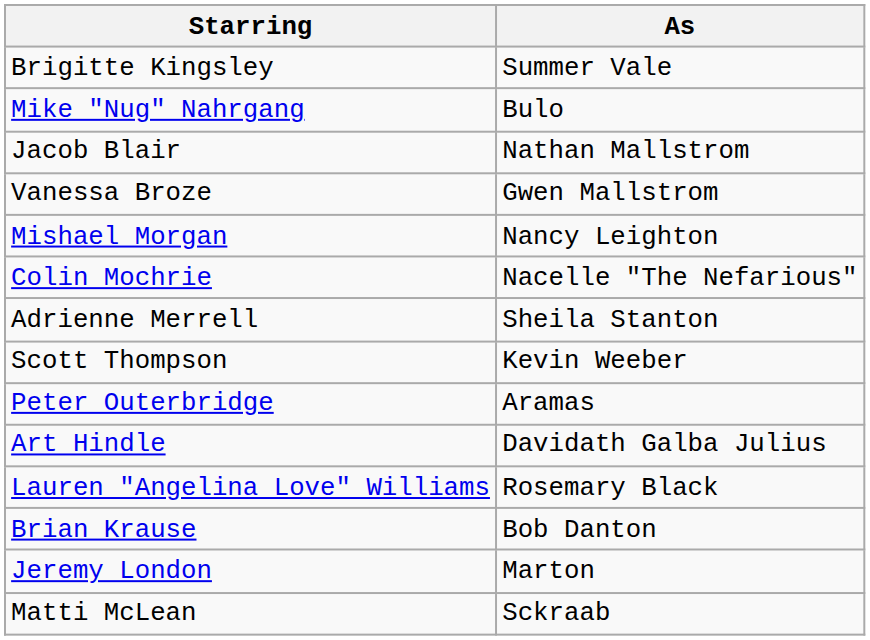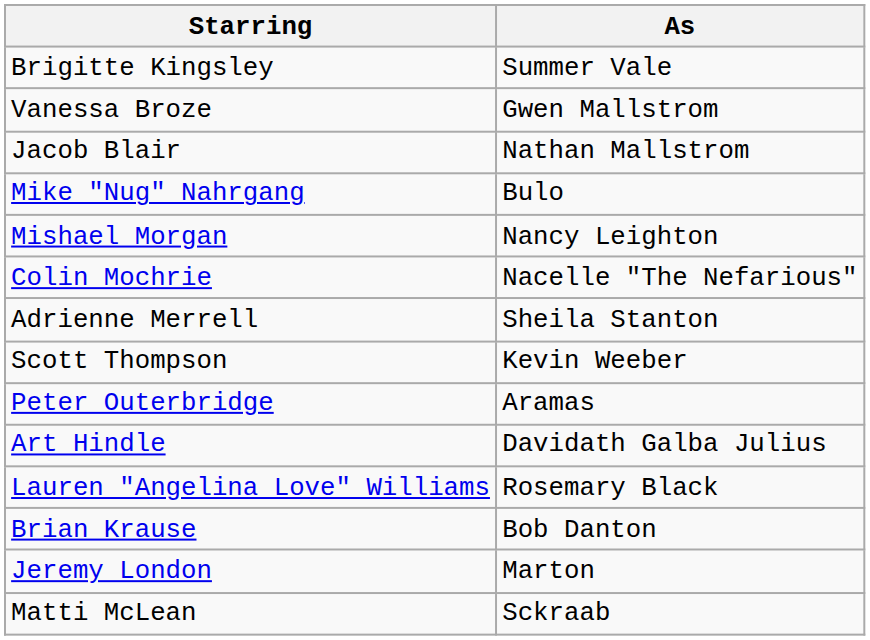rows swapped: (158, 110) <-> (112, 194)
